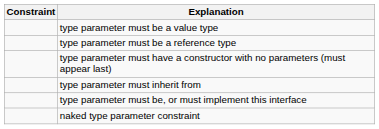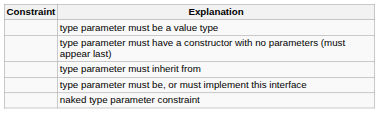- row: (148, 43)
